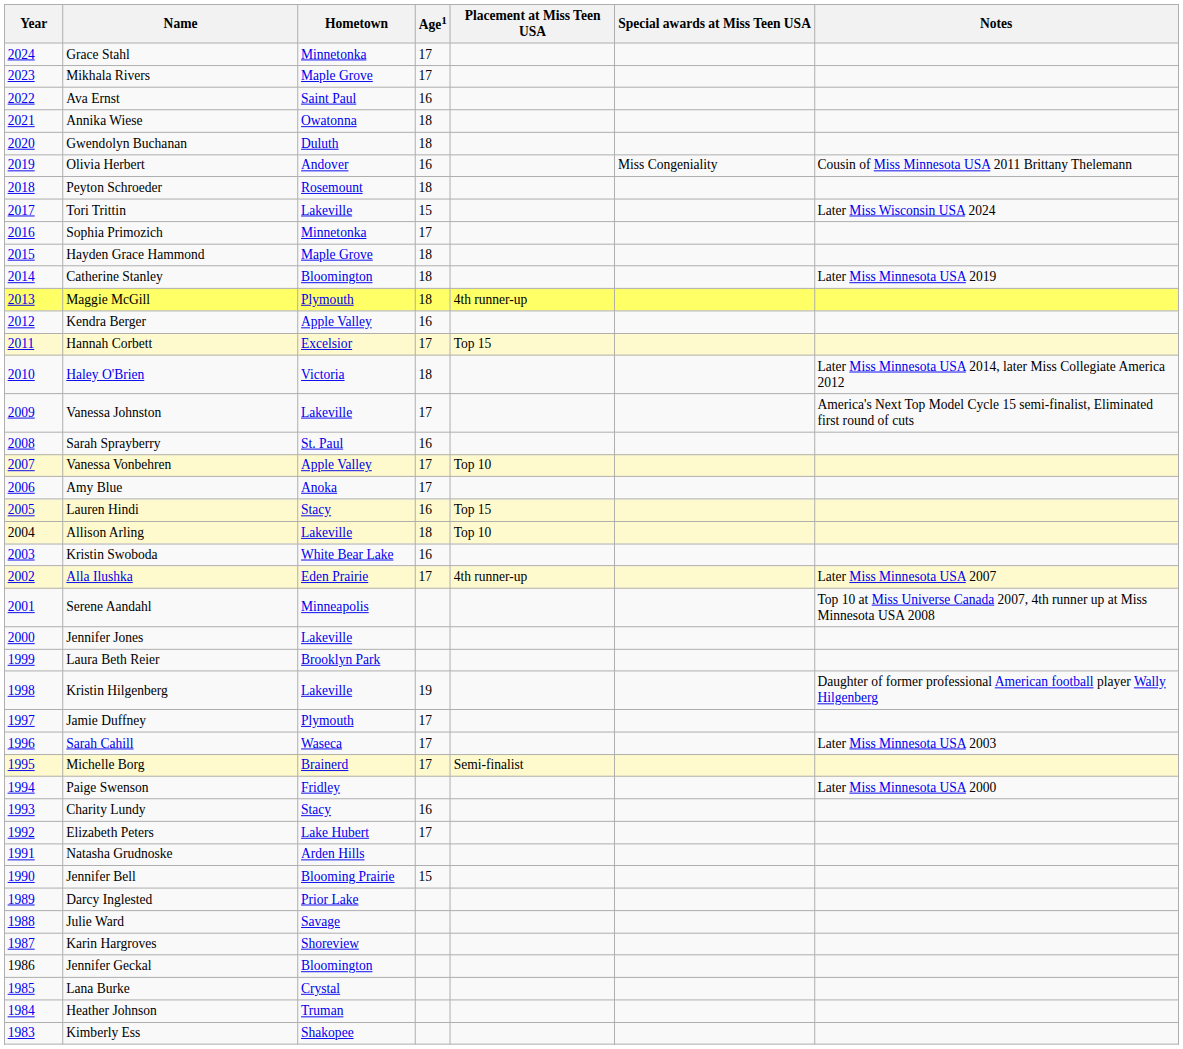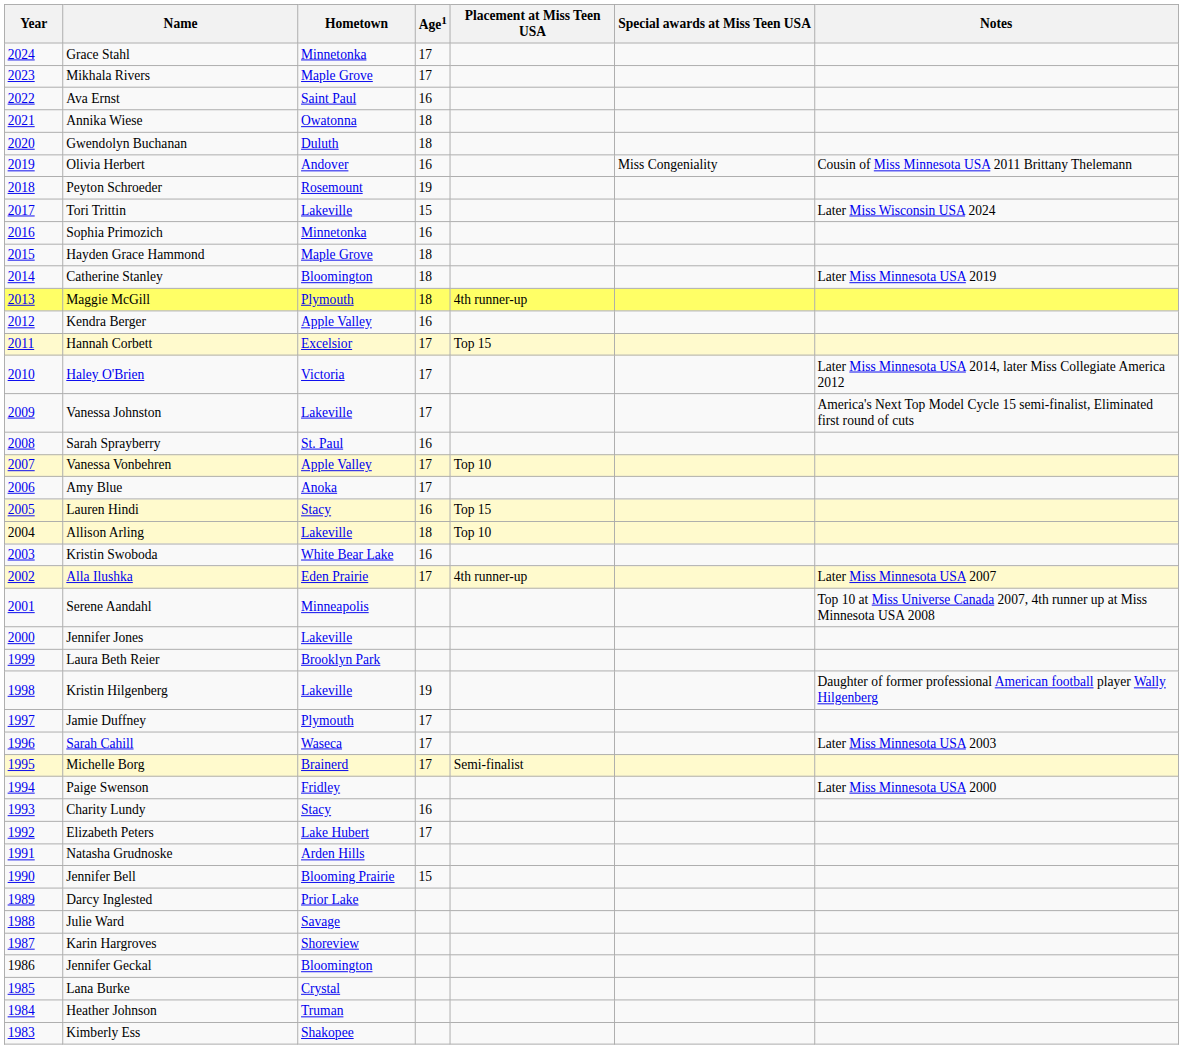(425, 188) 18 -> (425, 188) 19
(425, 232) 17 -> (425, 232) 16
(425, 374) 18 -> (425, 374) 17
